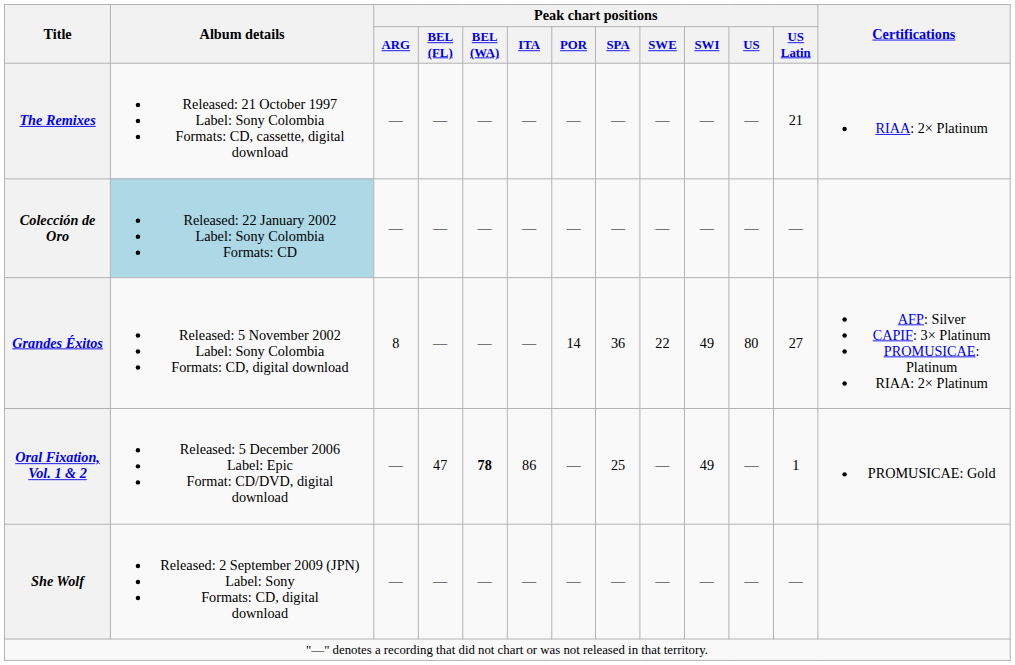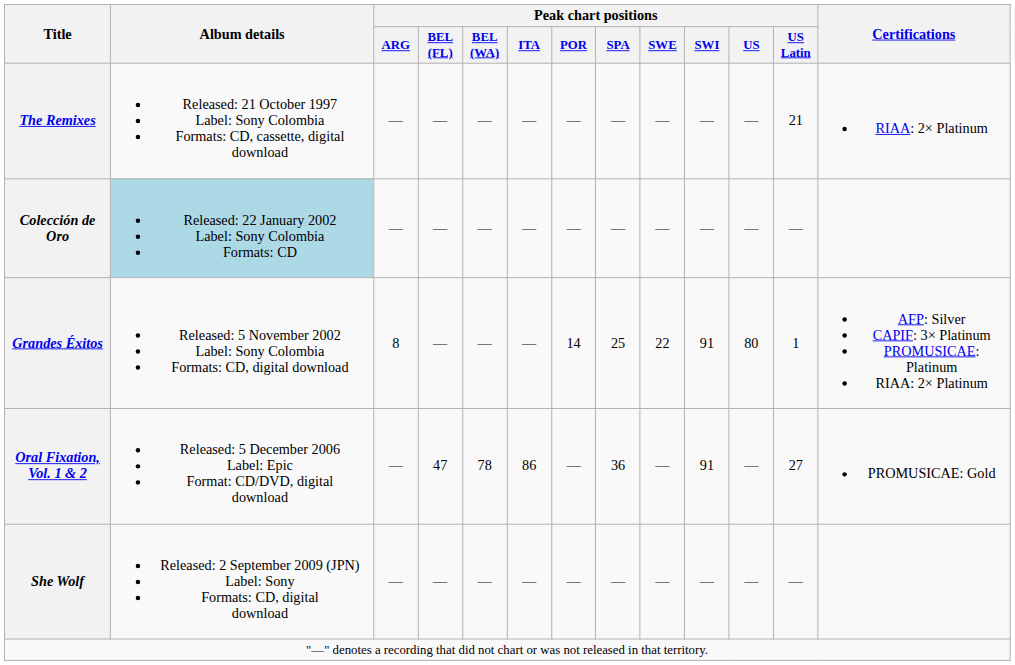(618, 343) 36 -> (618, 343) 25
(707, 343) 49 -> (707, 343) 91
(796, 343) 27 -> (796, 343) 1
(485, 466) bold -> (485, 466) normal
(618, 466) 25 -> (618, 466) 36
(707, 466) 49 -> (707, 466) 91
(796, 466) 1 -> (796, 466) 27
